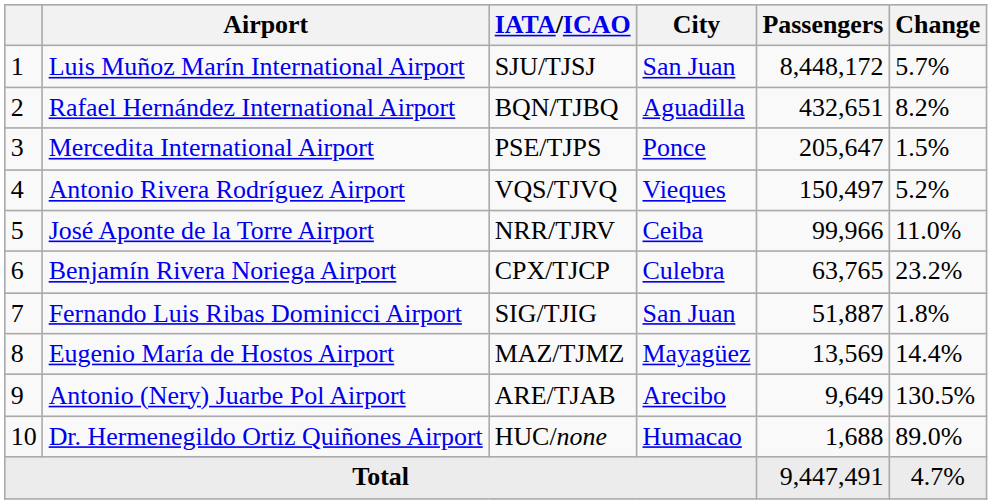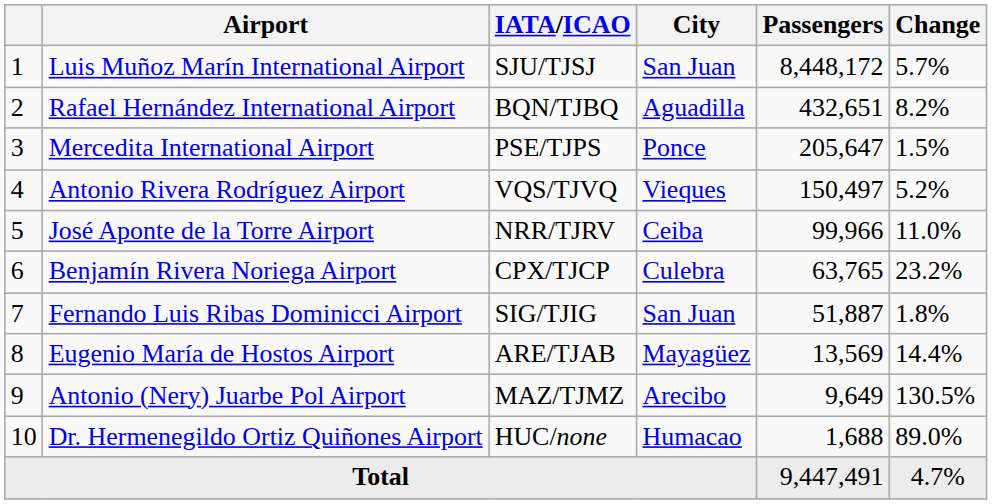(559, 353) MAZ/TJMZ -> (555, 353) ARE/TJAB
(555, 395) ARE/TJAB -> (559, 395) MAZ/TJMZ
